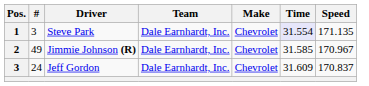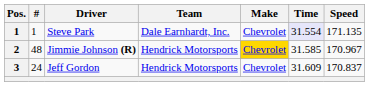(34, 31) 3 -> (34, 31) 1
(37, 49) 49 -> (37, 49) 48
(185, 49) Dale Earnhardt, Inc. -> (189, 49) Hendrick Motorsports
(256, 49) no background -> (264, 49) gold background
(185, 67) Dale Earnhardt, Inc. -> (189, 67) Hendrick Motorsports
